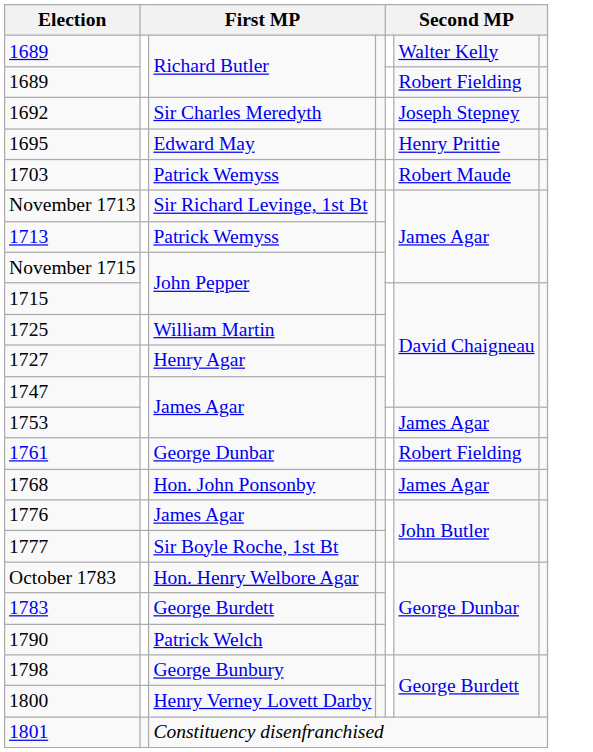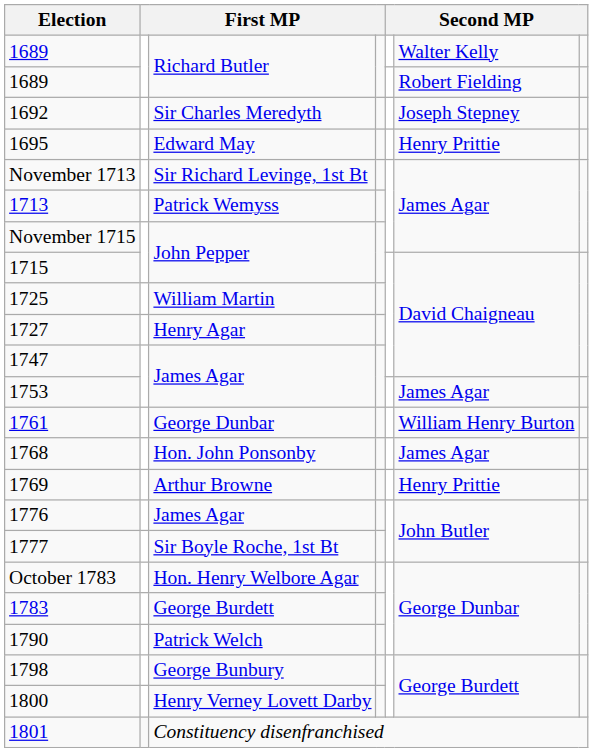- row: (29, 174)
(460, 453) Robert Fielding -> (486, 422) William Henry Burton
+ row: (29, 484)
